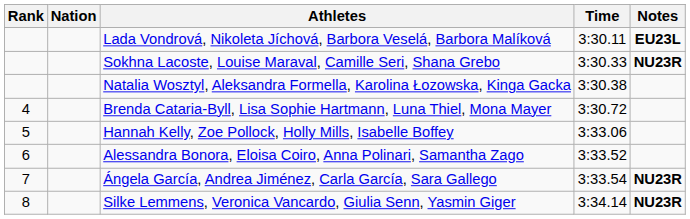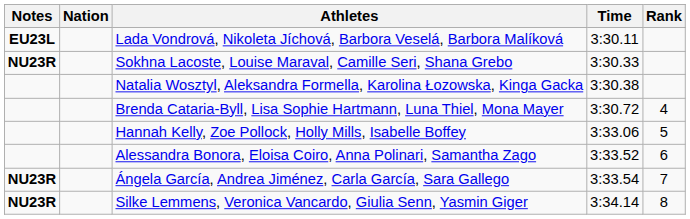columns swapped: (26, 16) <-> (658, 16)
